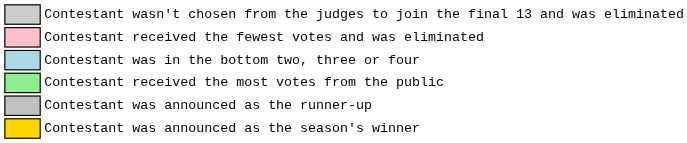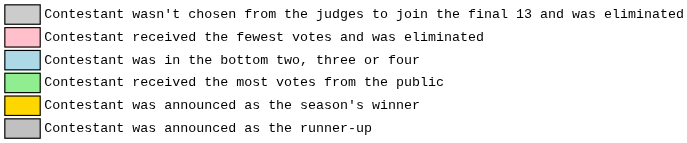rows swapped: (232, 129) <-> (208, 106)
